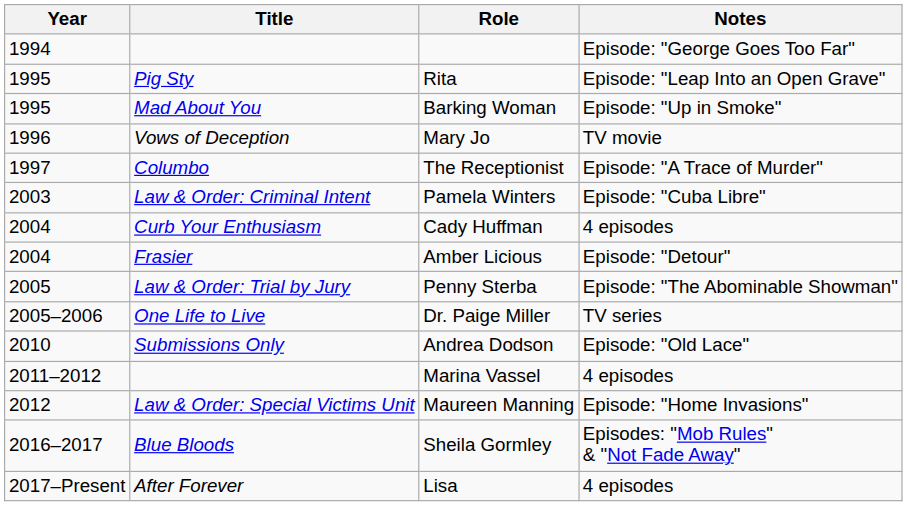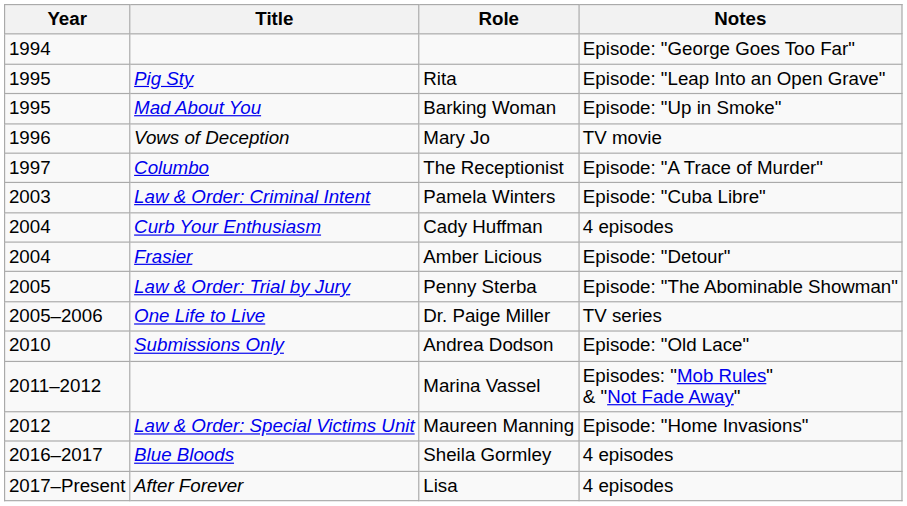(628, 375) 4 episodes -> (678, 386) Episodes: "Mob Rules" & "Not Fade Away"
(678, 445) Episodes: "Mob Rules" & "Not Fade Away" -> (628, 456) 4 episodes
